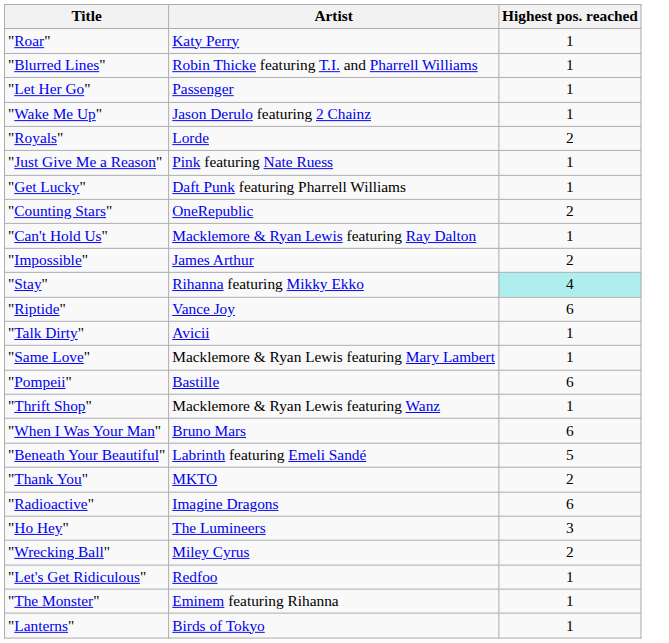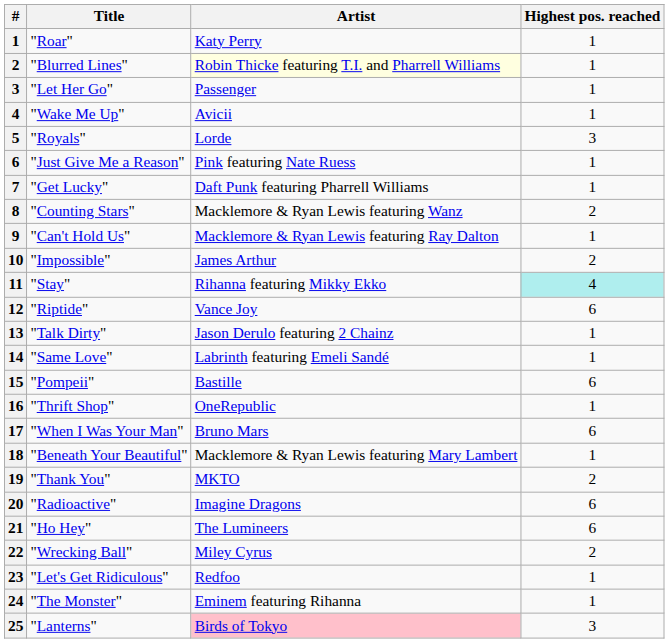+ column: (16, 16)
(325, 65) no background -> (347, 65) lightyellow background
(272, 114) Jason Derulo featuring 2 Chainz -> (213, 114) Avicii
(570, 138) 2 -> (592, 138) 3
(213, 211) OneRepublic -> (329, 211) Macklemore & Ryan Lewis featuring Wanz
(191, 333) Avicii -> (294, 333) Jason Derulo featuring 2 Chainz
(334, 357) Macklemore & Ryan Lewis featuring Mary Lambert -> (292, 357) Labrinth featuring Emeli Sandé
(306, 406) Macklemore & Ryan Lewis featuring Wanz -> (235, 406) OneRepublic
(269, 455) Labrinth featuring Emeli Sandé -> (356, 455) Macklemore & Ryan Lewis featuring Mary Lambert
(570, 455) 5 -> (592, 455) 1
(570, 528) 3 -> (592, 528) 6
(219, 625) no background -> (241, 625) pink background
(570, 625) 1 -> (592, 625) 3
